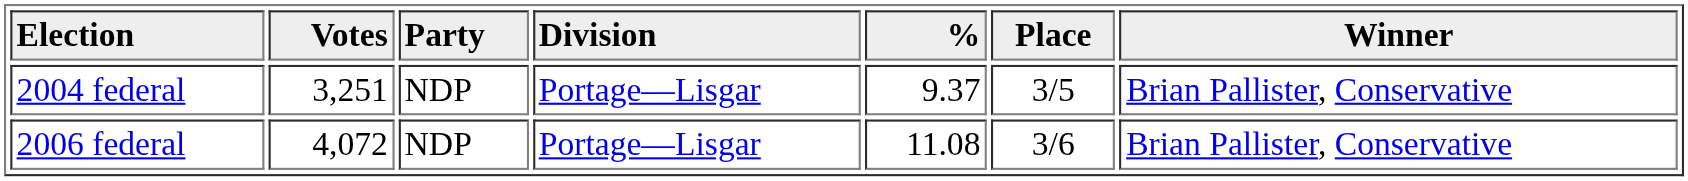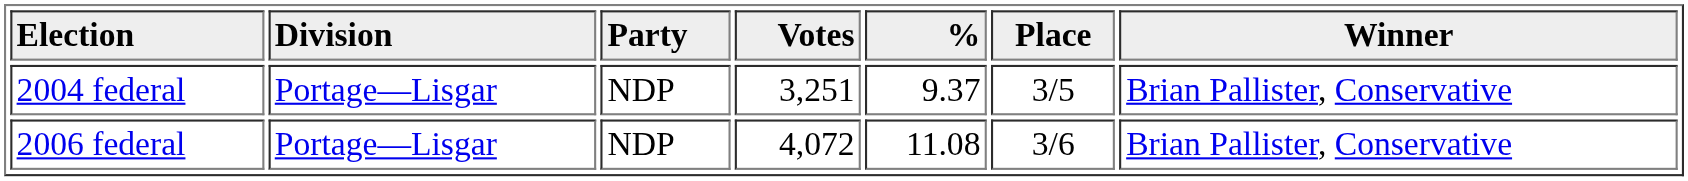columns swapped: (598, 34) <-> (349, 34)
